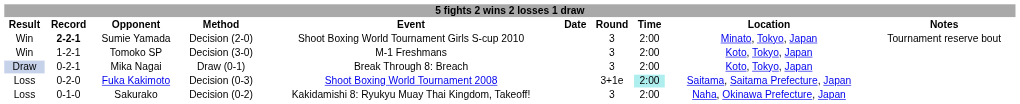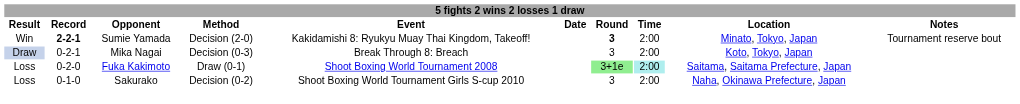(411, 39) Shoot Boxing World Tournament Girls S-cup 2010 -> (411, 39) Kakidamishi 8: Ryukyu Muay Thai Kingdom, Takeoff!
(612, 39) normal -> (612, 39) bold
- row: (136, 53)
(221, 67) Draw (0-1) -> (221, 53) Decision (0-3)
(221, 81) Decision (0-3) -> (221, 67) Draw (0-1)
(612, 81) no background -> (612, 67) lightgreen background
(411, 95) Kakidamishi 8: Ryukyu Muay Thai Kingdom, Takeoff! -> (411, 81) Shoot Boxing World Tournament Girls S-cup 2010
